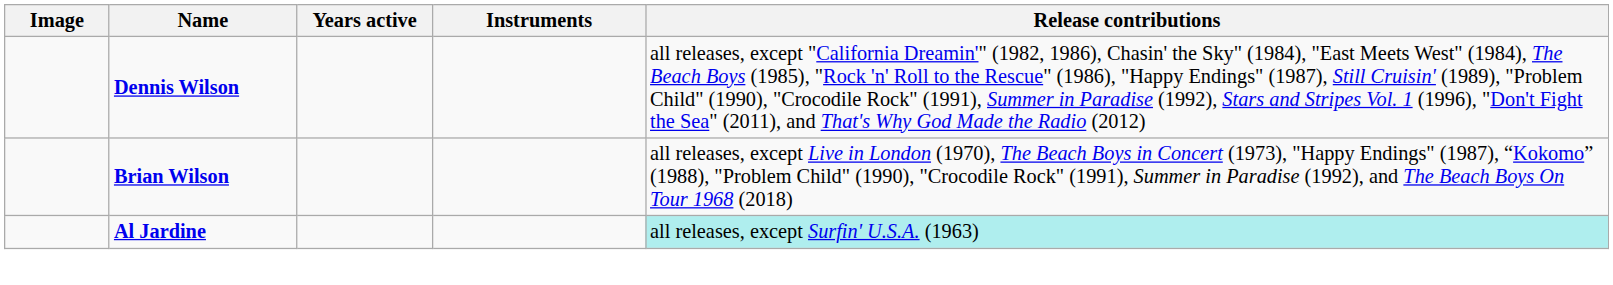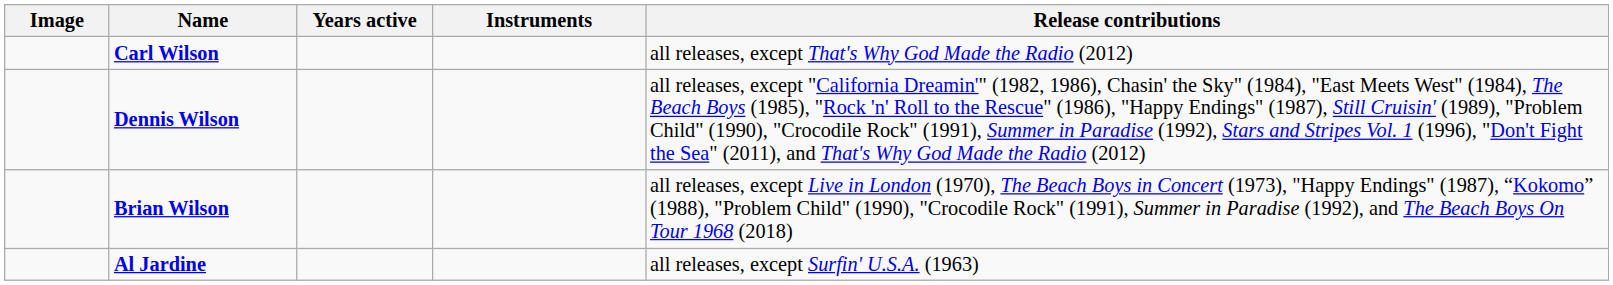+ row: (166, 52)
(814, 231) paleturquoise background -> (814, 263) no background
